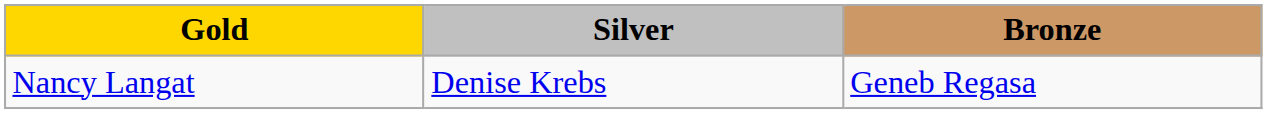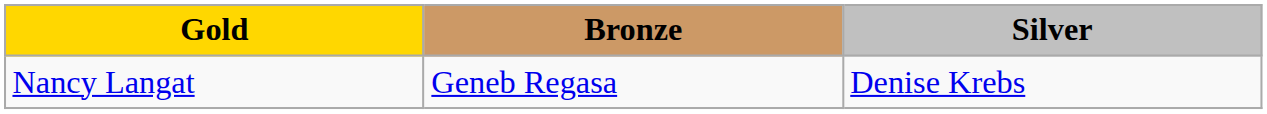columns swapped: (633, 30) <-> (1052, 30)
